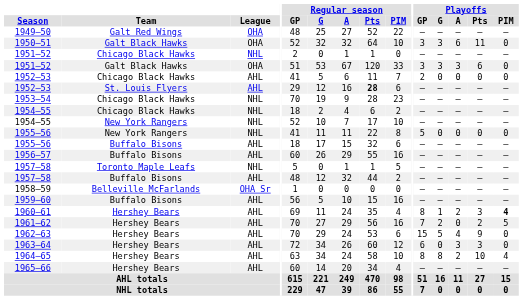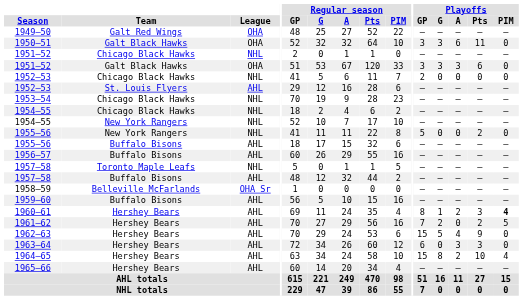(255, 77) AHL -> (255, 77) NHL
(373, 88) bold -> (373, 88) normal
(480, 133) 0 -> (480, 133) 2
(422, 256) 8 -> (422, 256) 15
